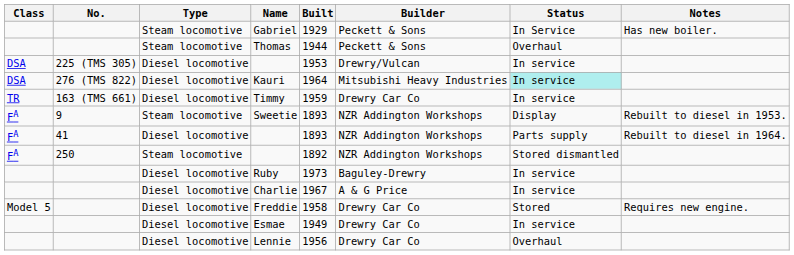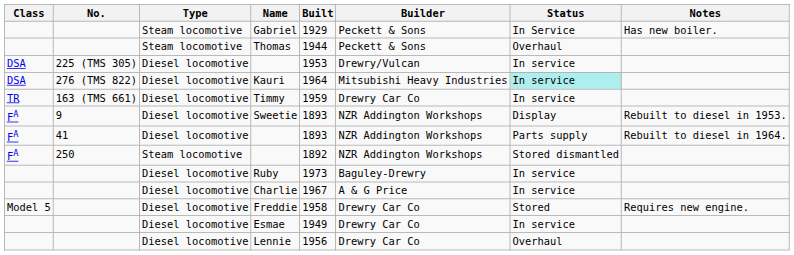(192, 116) Steam locomotive -> (195, 116) Diesel locomotive
